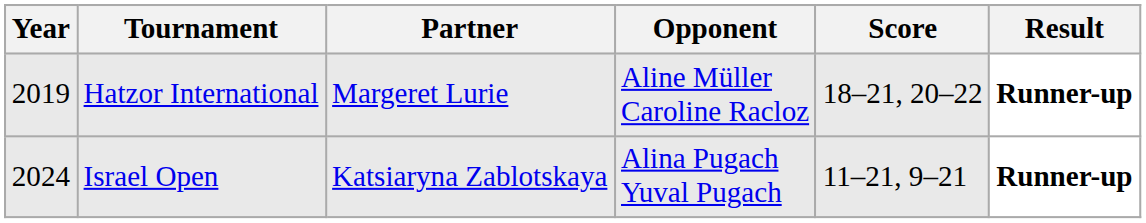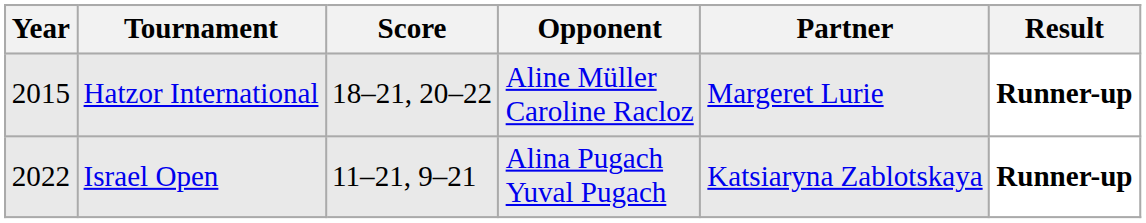columns swapped: (470, 28) <-> (903, 28)
(41, 94) 2019 -> (41, 94) 2015
(41, 176) 2024 -> (41, 176) 2022
